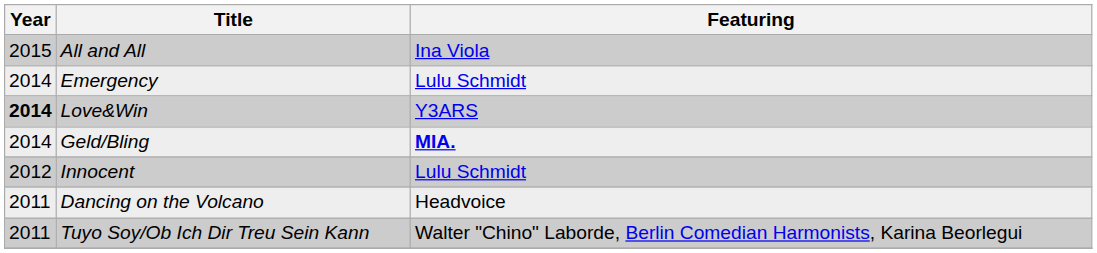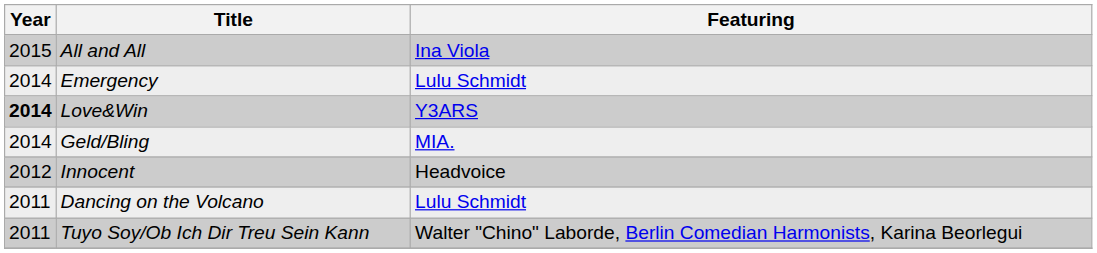(435, 141) bold -> (435, 141) normal
(471, 171) Lulu Schmidt -> (460, 171) Headvoice
(460, 202) Headvoice -> (471, 202) Lulu Schmidt
